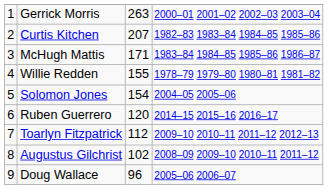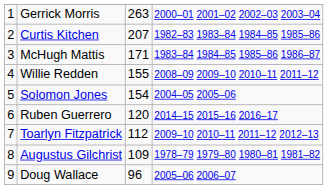(237, 75) 1978–79 1979–80 1980–81 1981–82 -> (236, 75) 2008–09 2009–10 2010–11 2011–12
(138, 154) 102 -> (138, 154) 109
(236, 155) 2008–09 2009–10 2010–11 2011–12 -> (237, 155) 1978–79 1979–80 1980–81 1981–82
